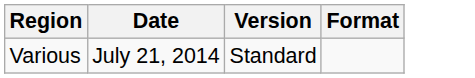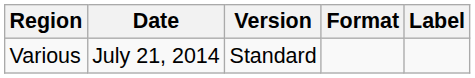+ column: (437, 21)
